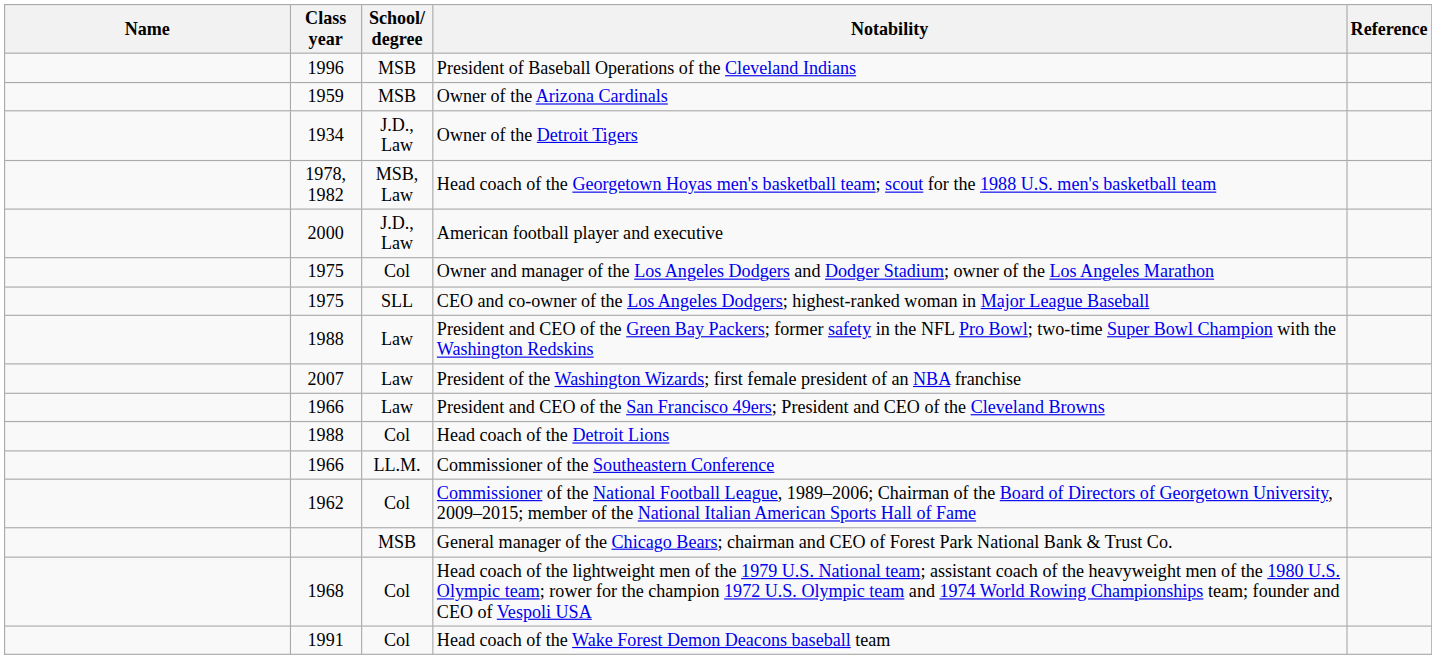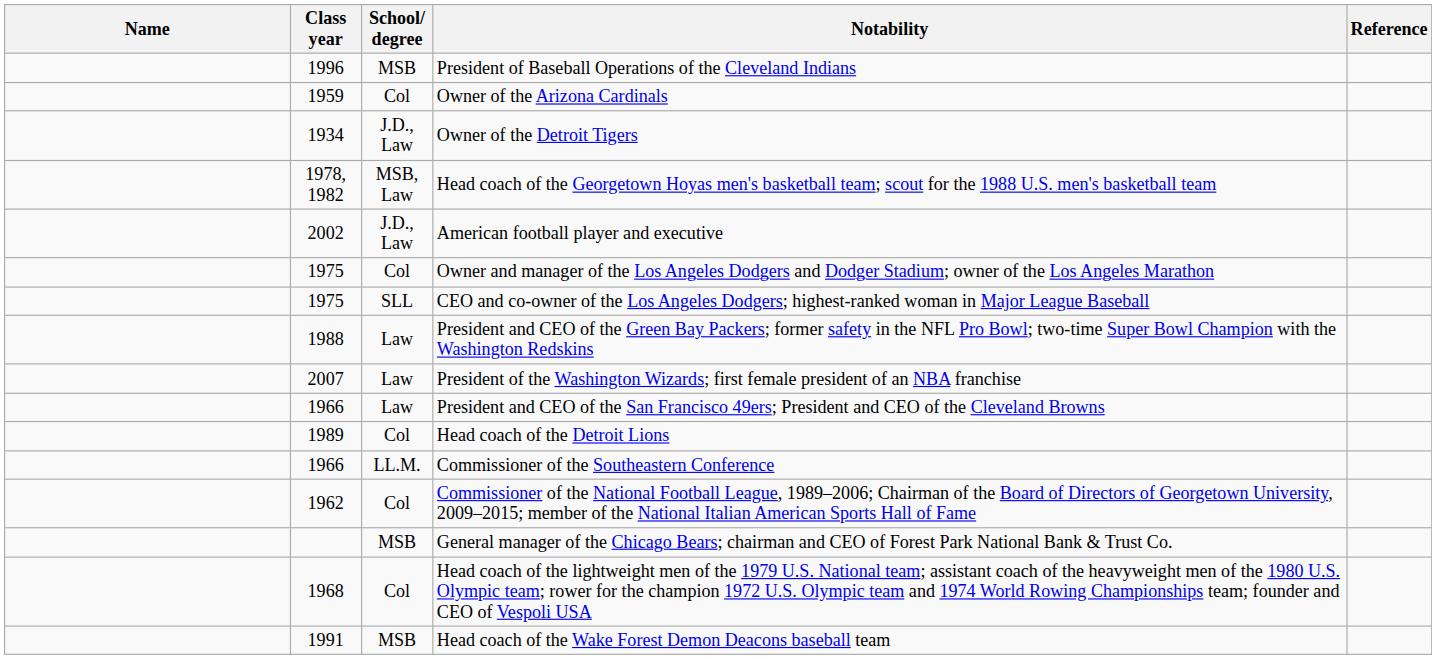(397, 96) MSB -> (397, 96) Col
(326, 233) 2000 -> (326, 233) 2002
(326, 435) 1988 -> (326, 435) 1989
(397, 640) Col -> (397, 640) MSB
